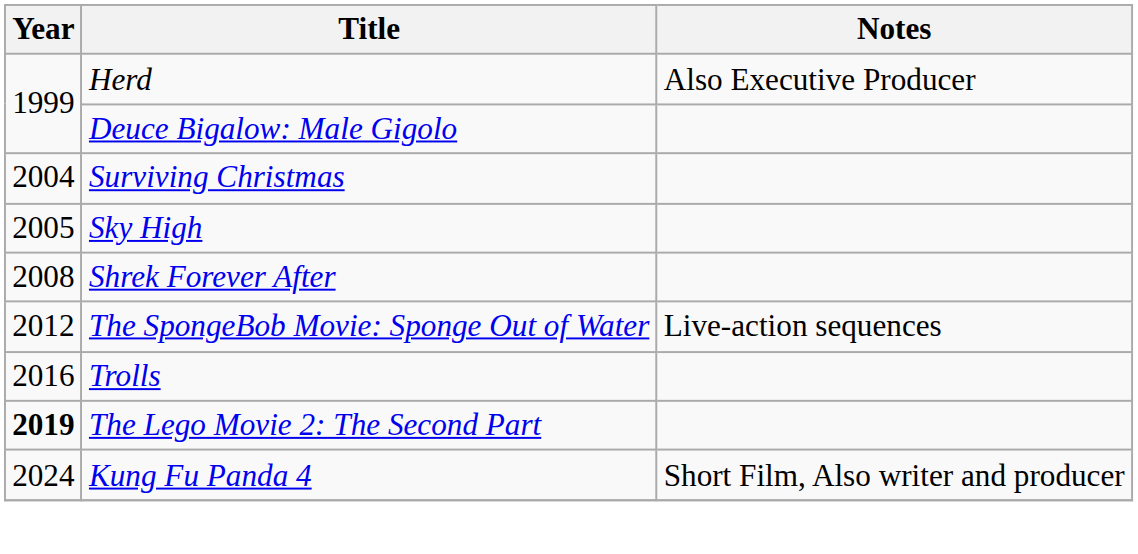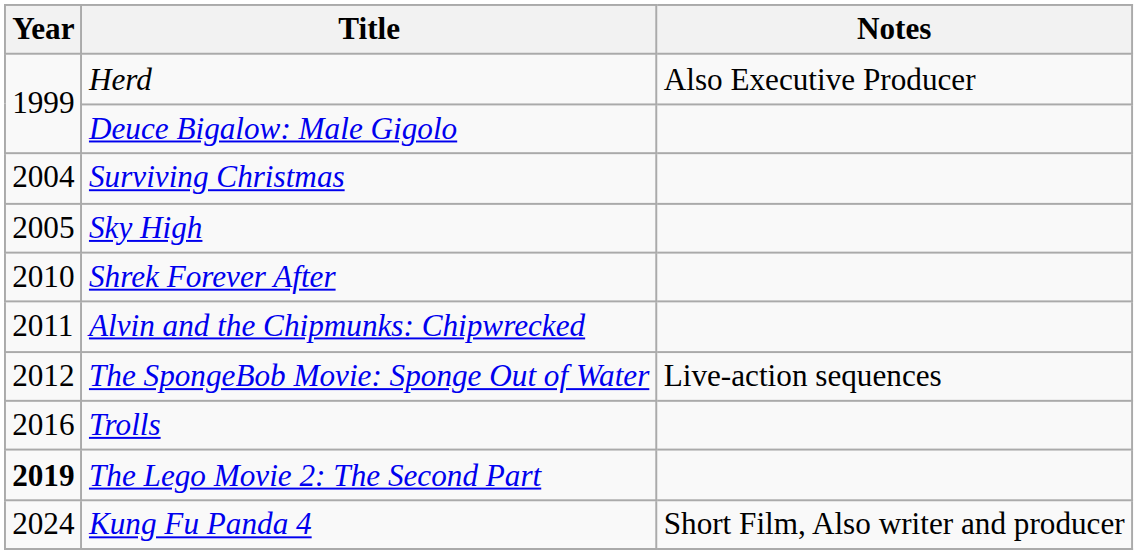(43, 276) 2008 -> (43, 276) 2010
+ row: (337, 326)
